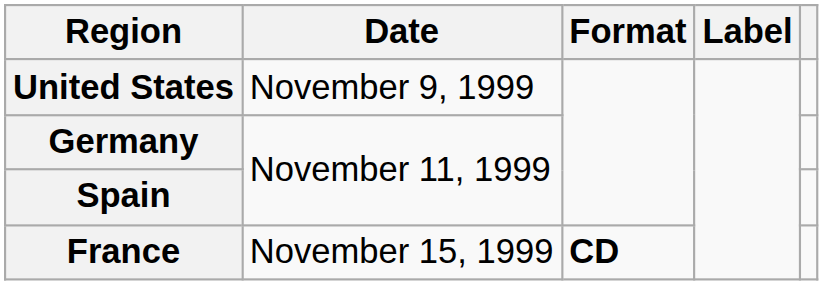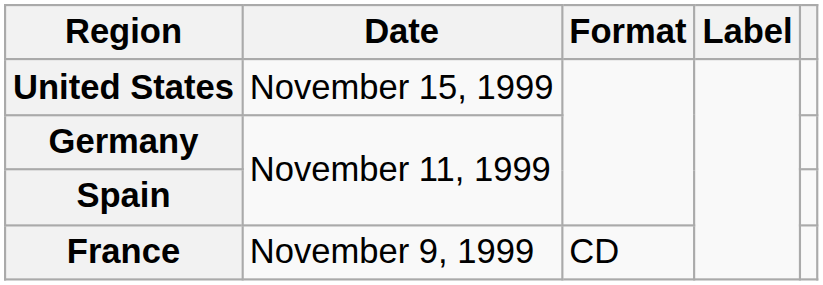(392, 86) November 9, 1999 -> (402, 86) November 15, 1999
(402, 251) November 15, 1999 -> (392, 251) November 9, 1999
(594, 251) bold -> (594, 251) normal
